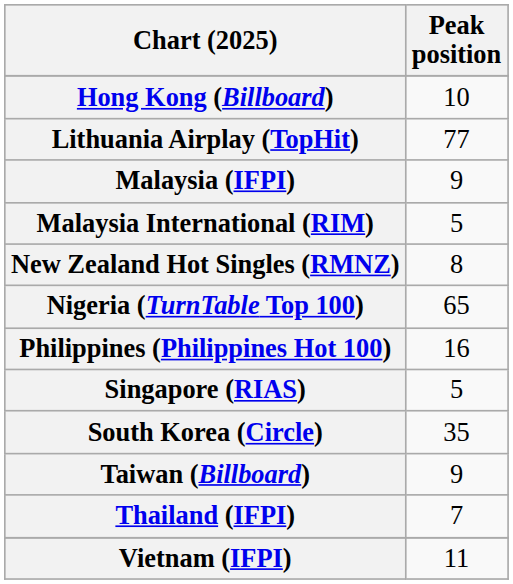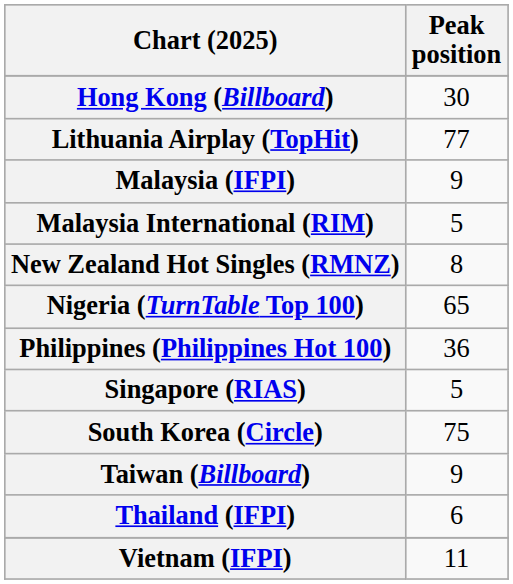(457, 97) 10 -> (457, 97) 30
(457, 348) 16 -> (457, 348) 36
(457, 431) 35 -> (457, 431) 75
(457, 515) 7 -> (457, 515) 6
